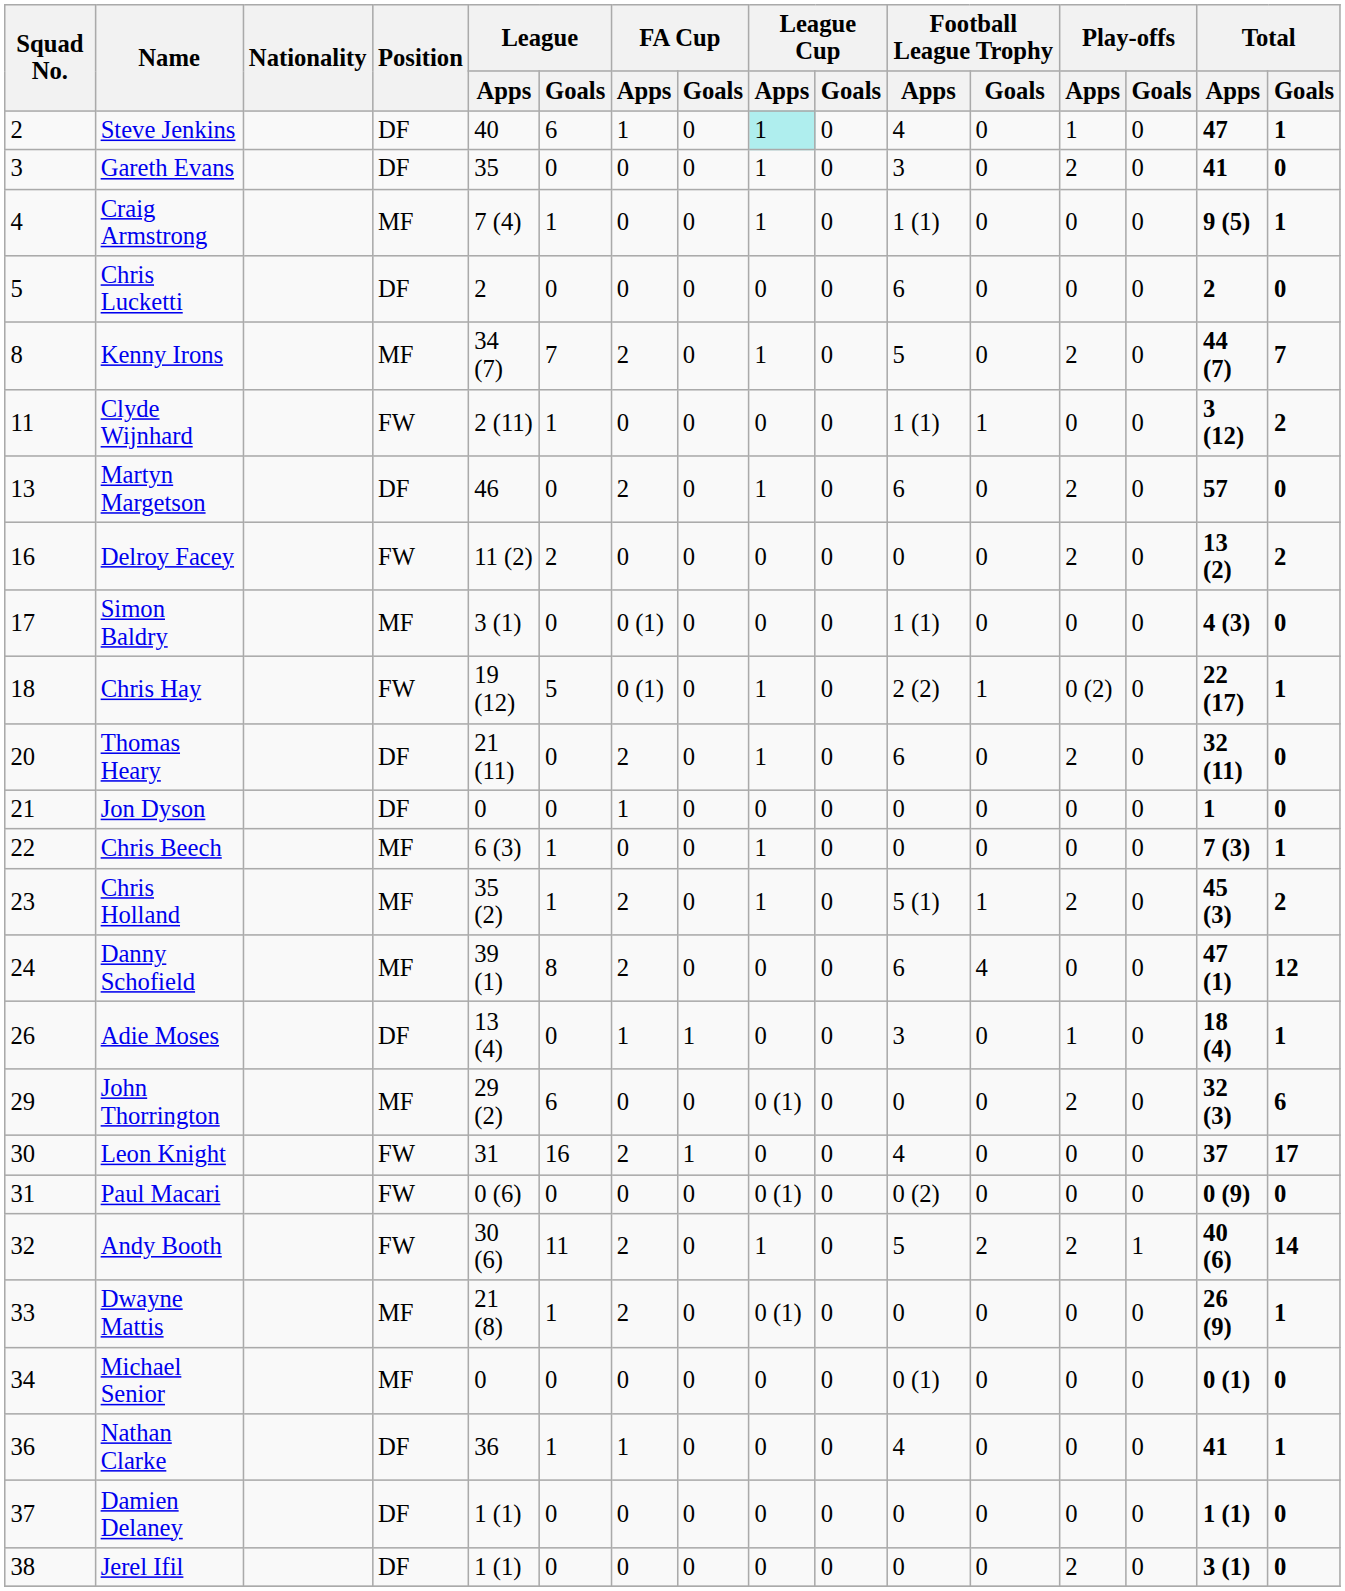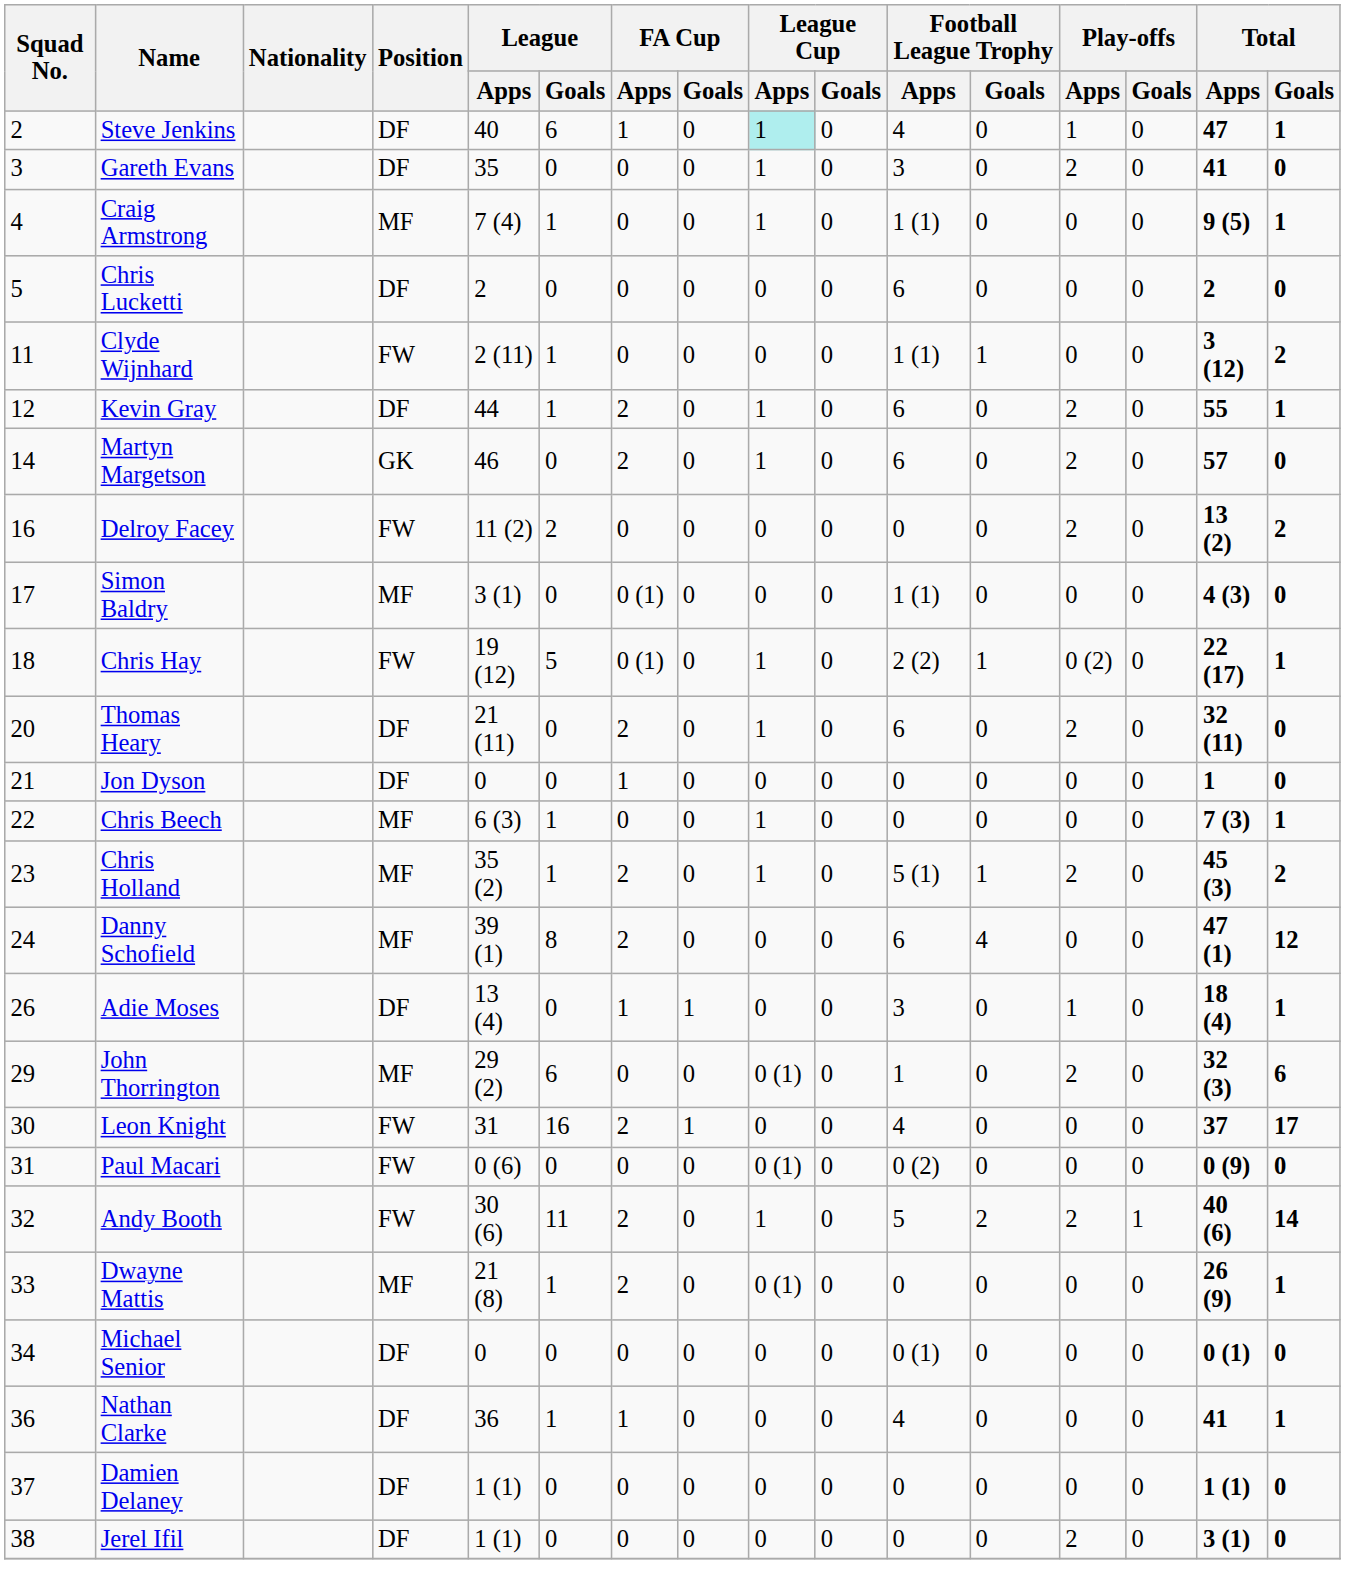- row: (162, 355)
+ row: (158, 408)
(23, 489) 13 -> (23, 461) 14
(394, 489) DF -> (396, 461) GK
(899, 1101) 0 -> (899, 1073) 1
(396, 1380) MF -> (394, 1352) DF
